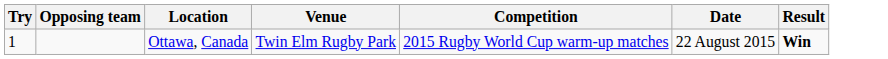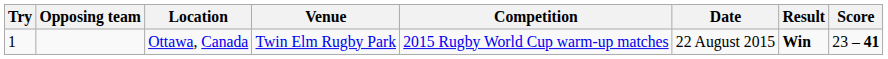+ column: (856, 16)
